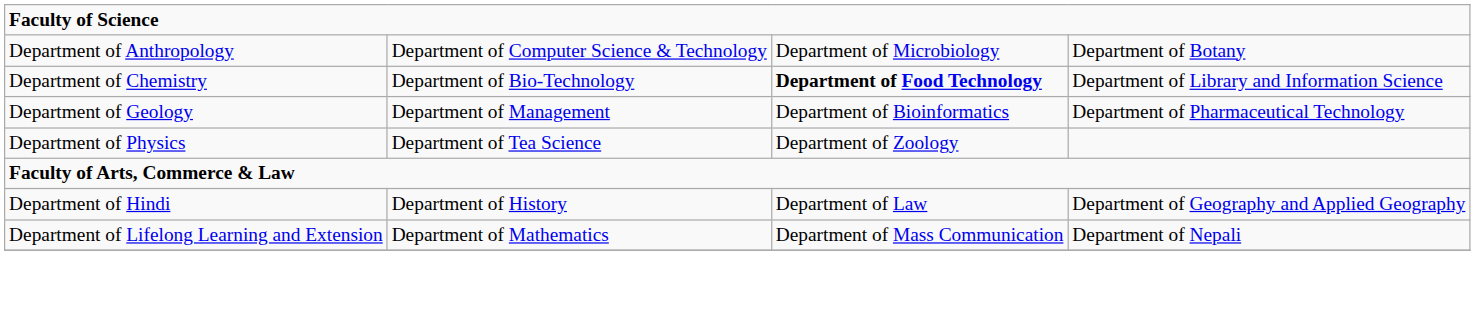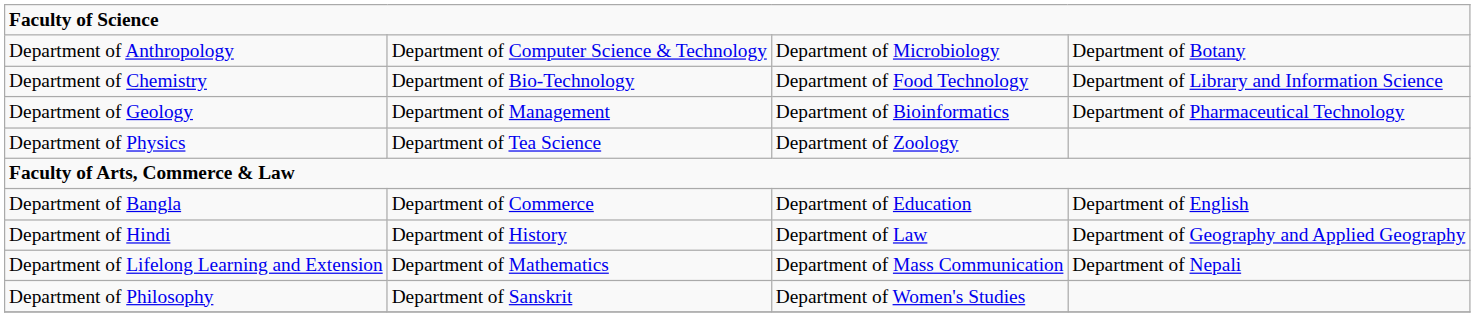(909, 81) bold -> (902, 81) normal
+ row: (95, 204)
+ row: (111, 296)
